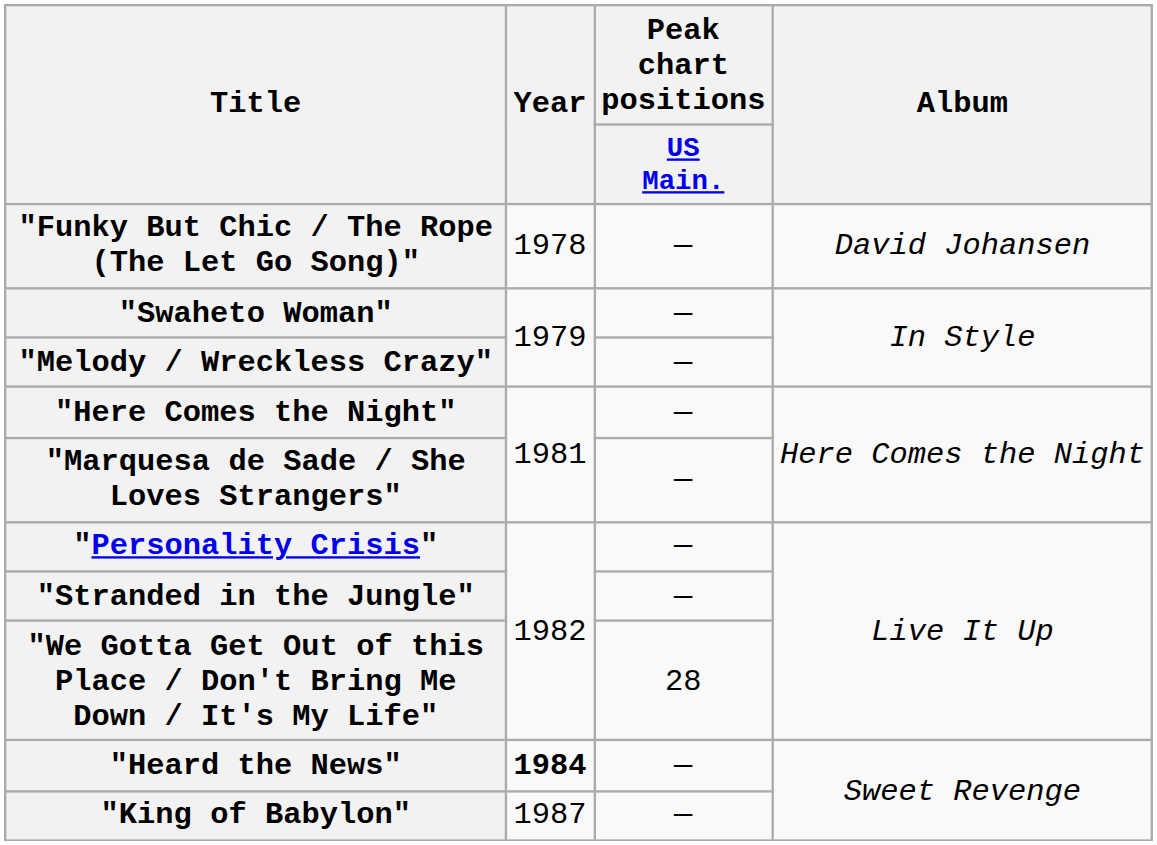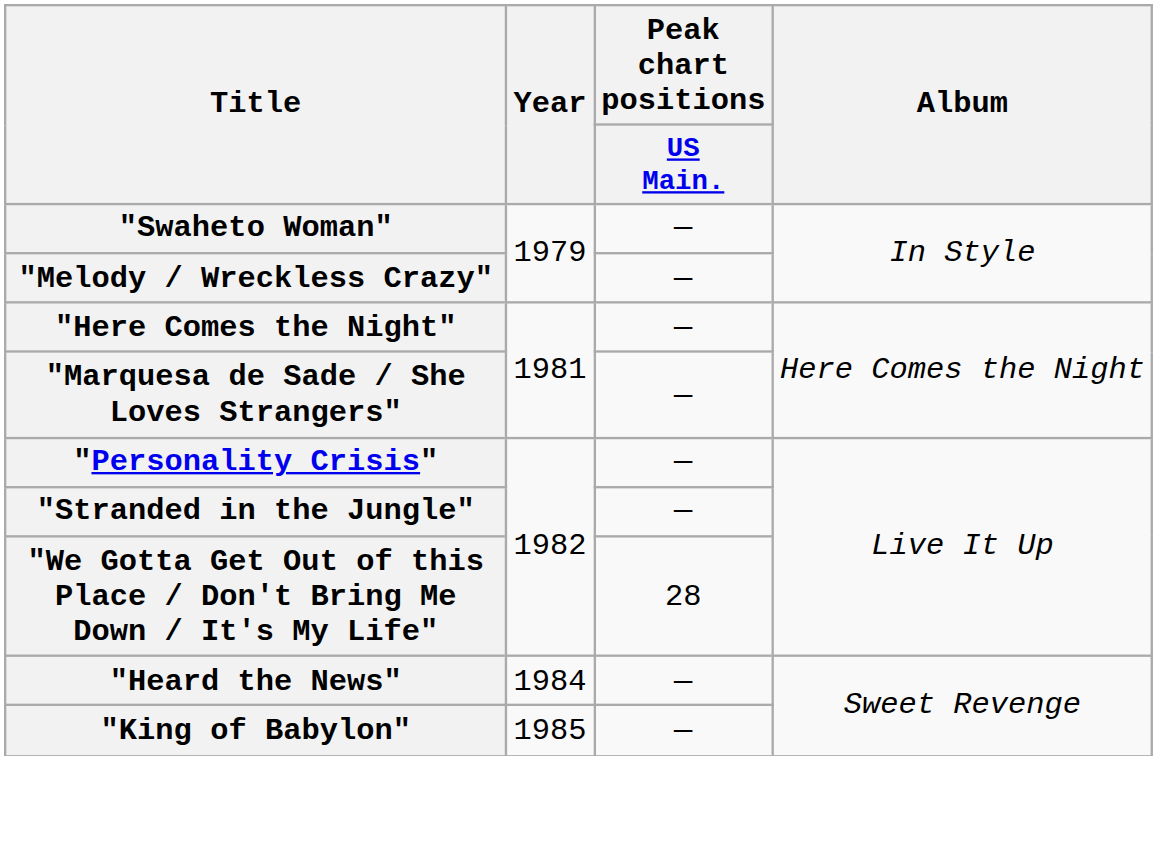- row: (256, 246)
(550, 766) bold -> (550, 681) normal
(550, 815) 1987 -> (550, 730) 1985
